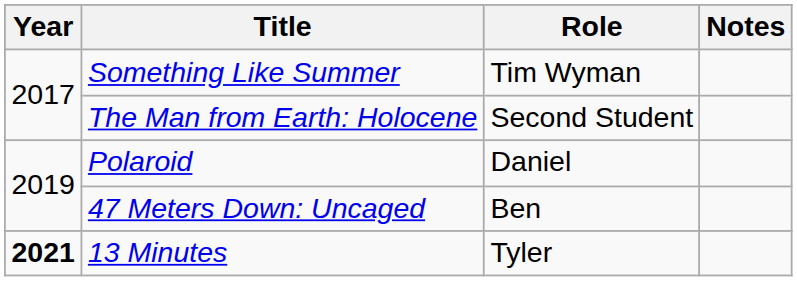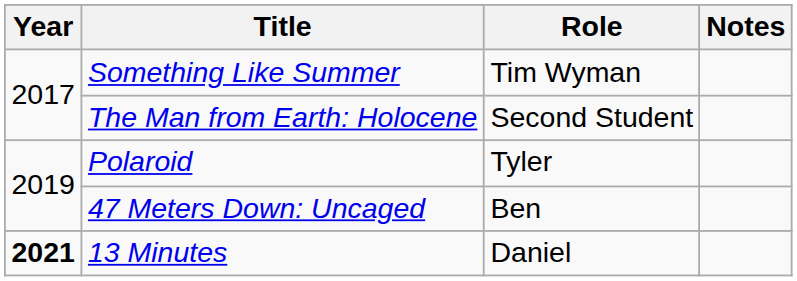(531, 162) Daniel -> (521, 162) Tyler
(521, 252) Tyler -> (531, 252) Daniel
